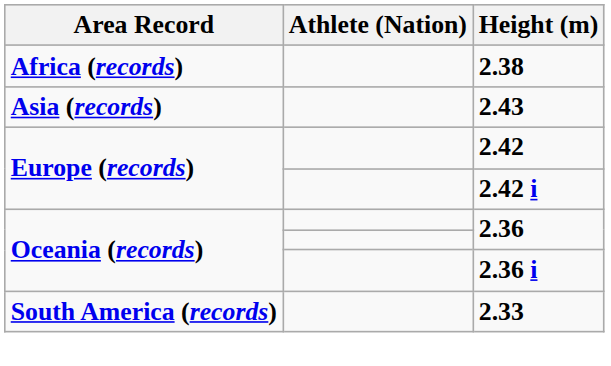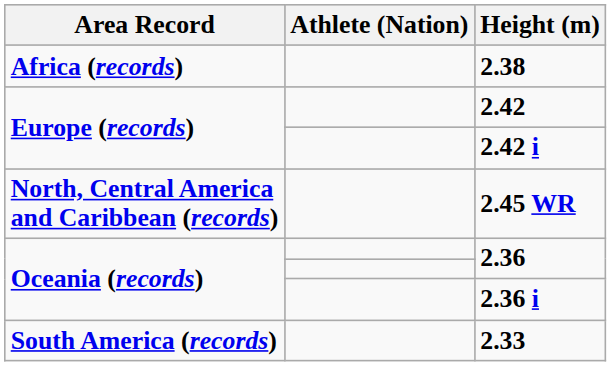- row: (86, 106)
+ row: (145, 202)
